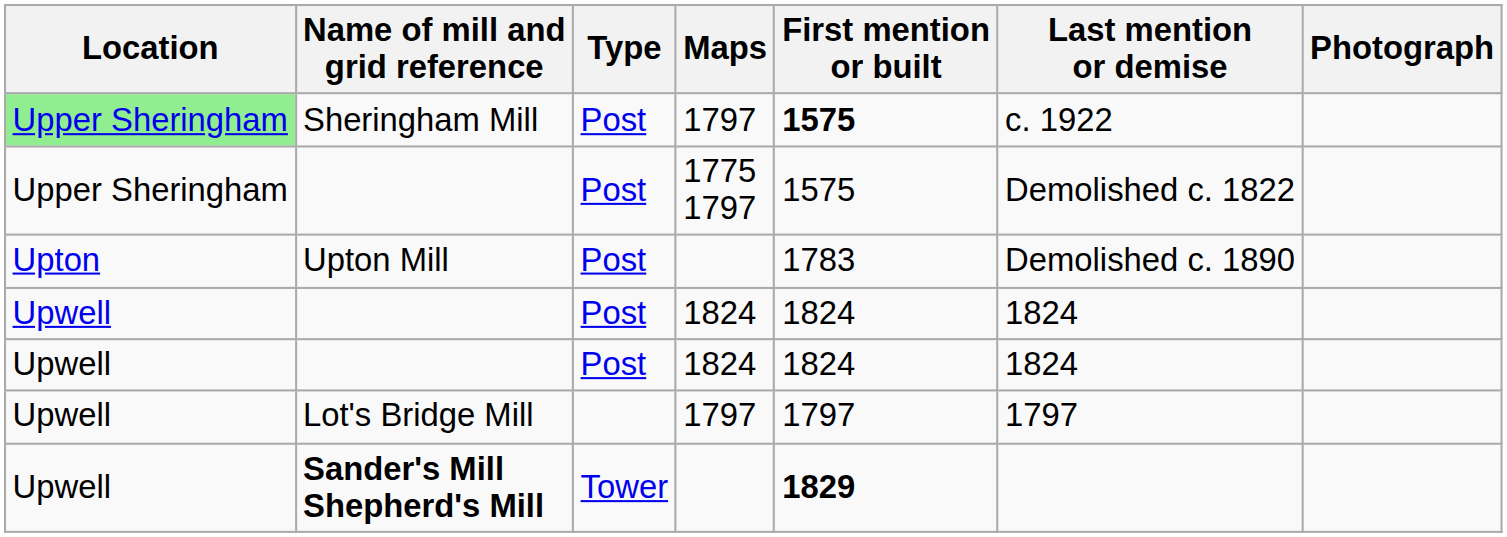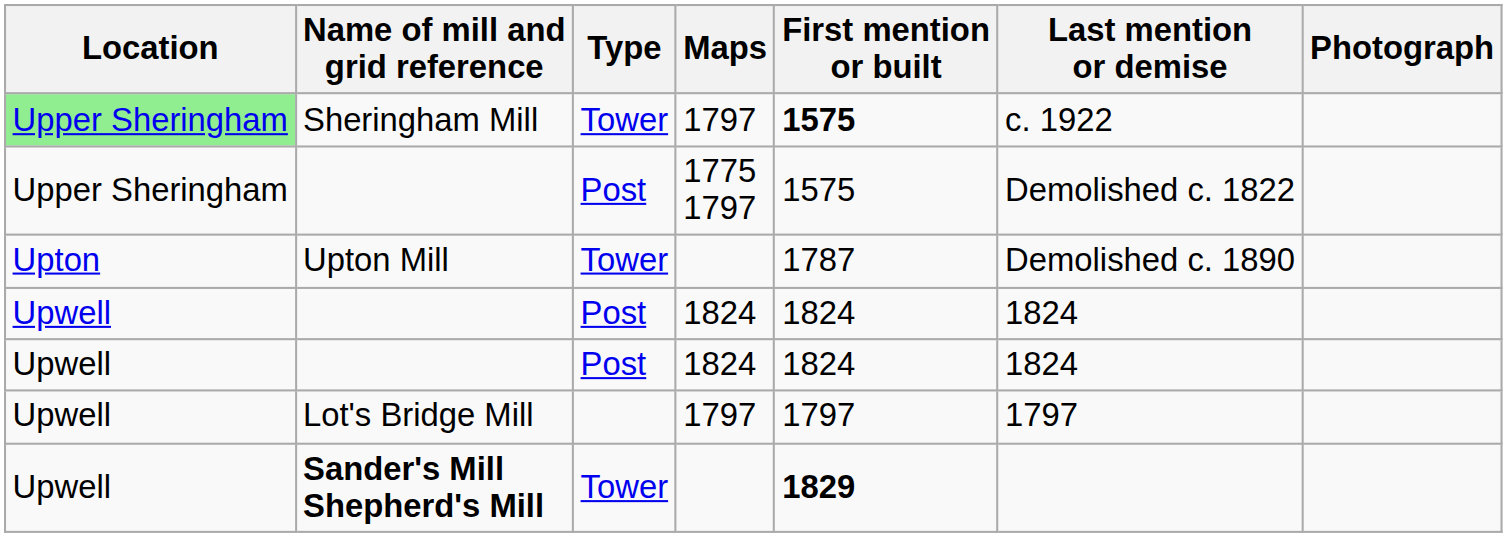(613, 119) Post -> (624, 119) Tower
(613, 260) Post -> (624, 260) Tower
(819, 260) 1783 -> (819, 260) 1787
